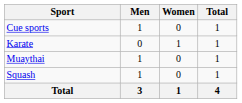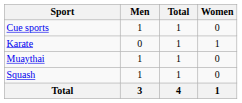columns swapped: (178, 12) <-> (217, 12)
